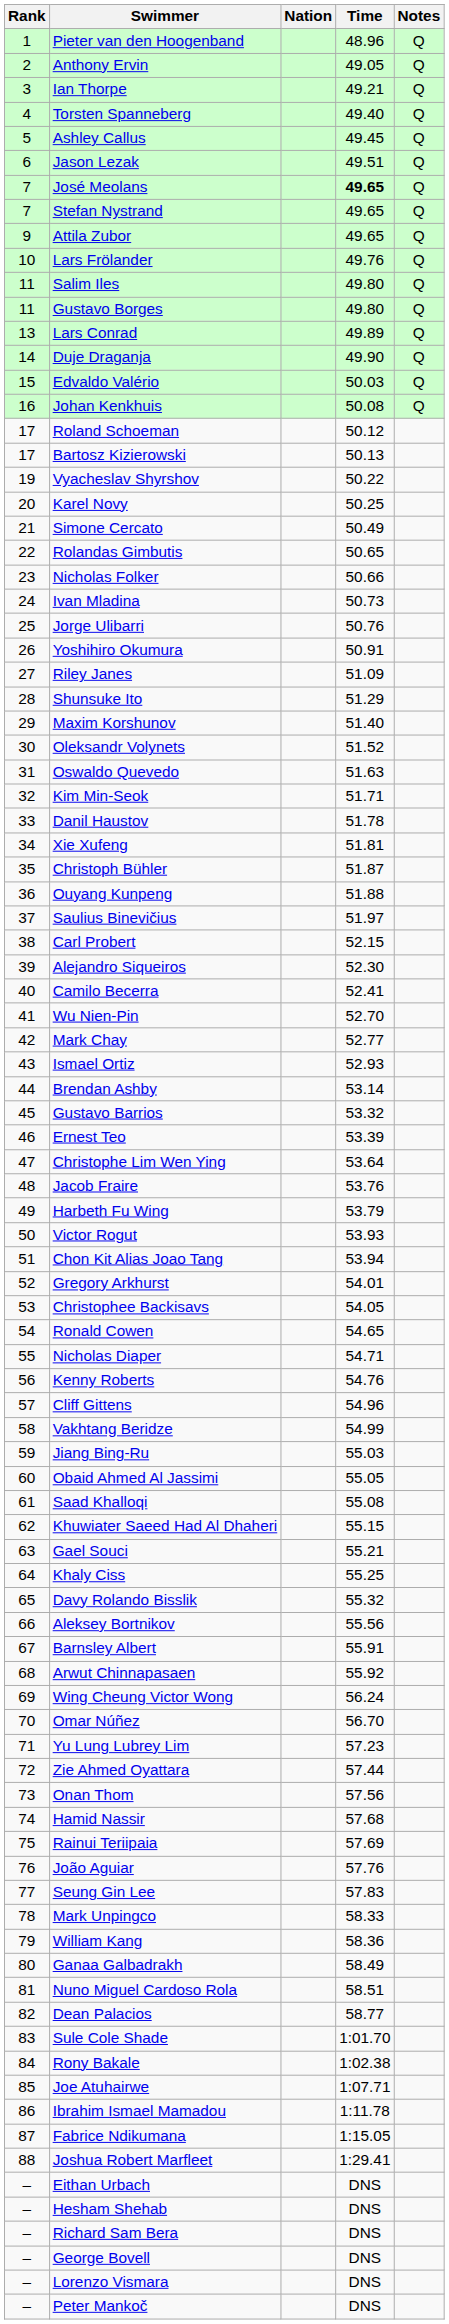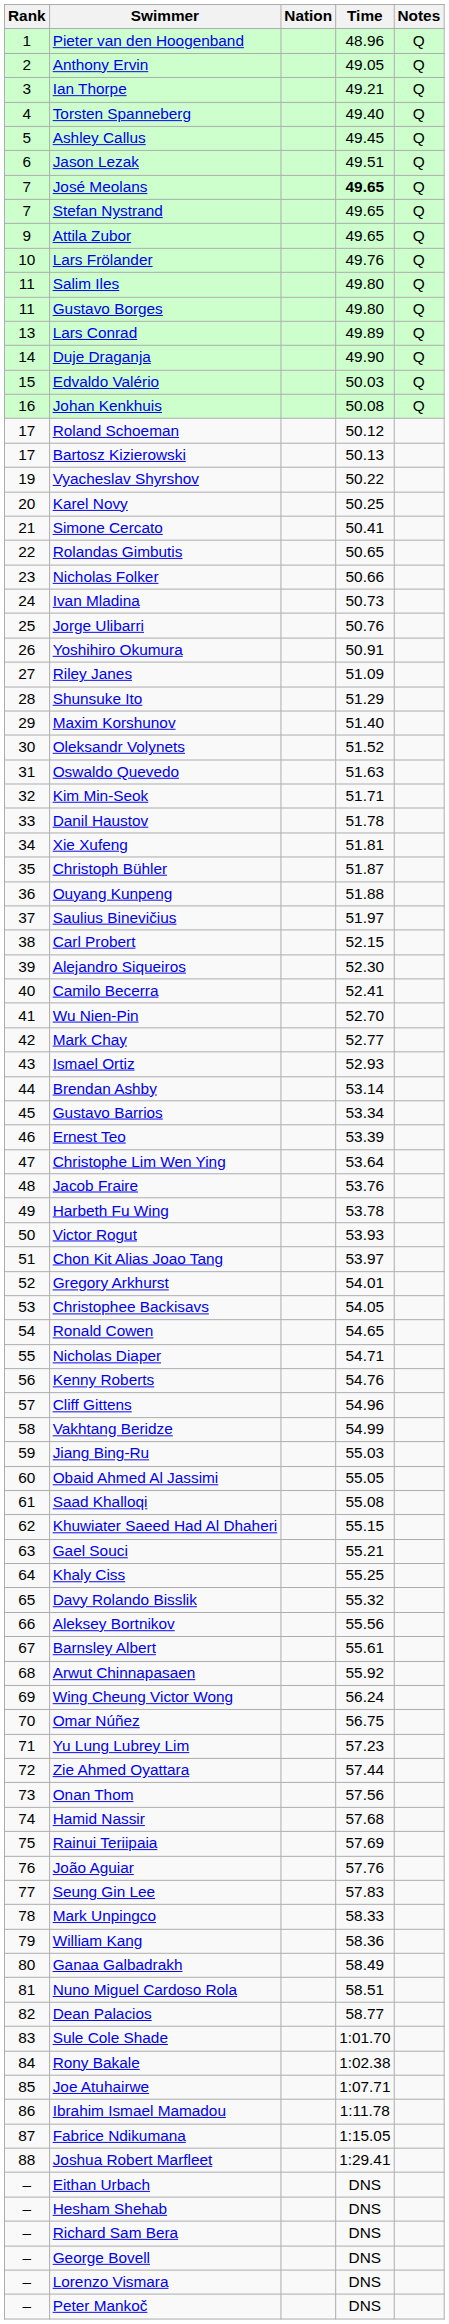(365, 528) 50.49 -> (365, 528) 50.41
(365, 1112) 53.32 -> (365, 1112) 53.34
(365, 1210) 53.79 -> (365, 1210) 53.78
(365, 1259) 53.94 -> (365, 1259) 53.97
(365, 1648) 55.91 -> (365, 1648) 55.61
(365, 1721) 56.70 -> (365, 1721) 56.75
